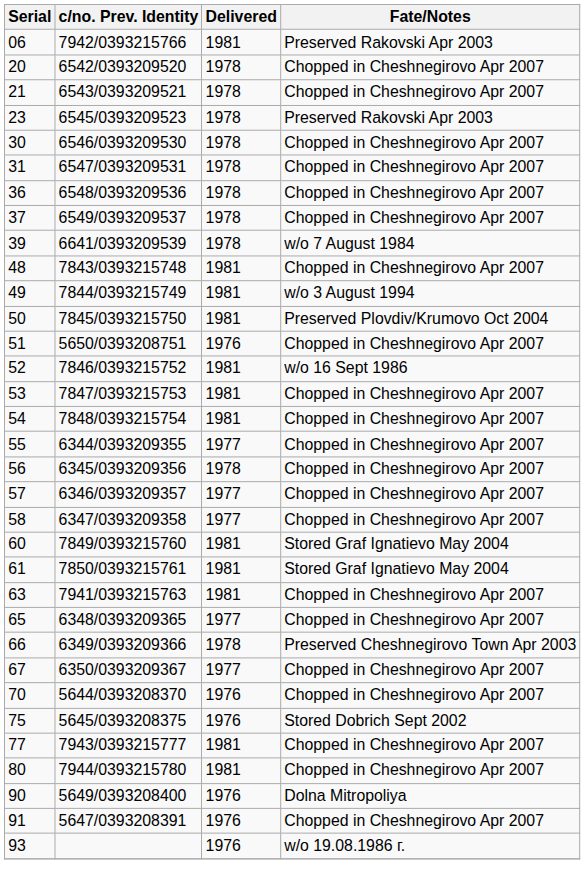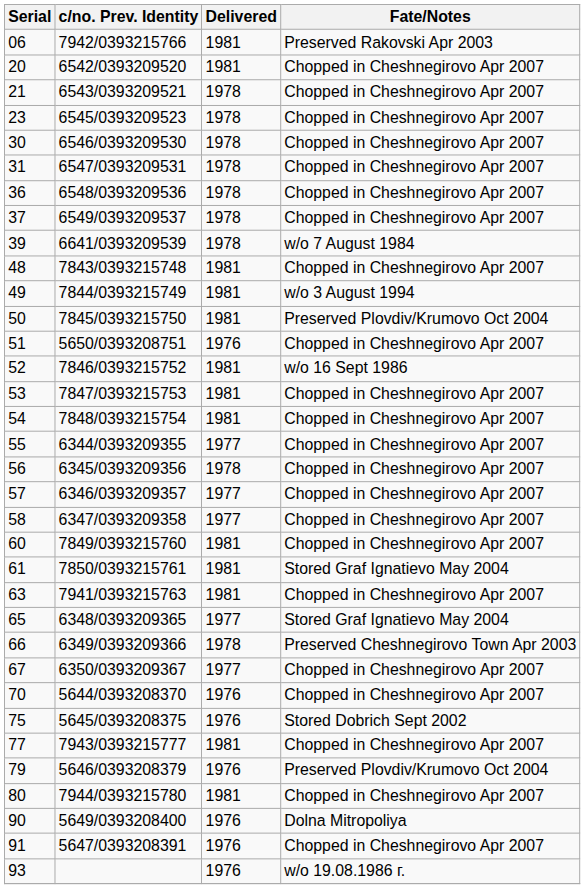(223, 67) 1978 -> (223, 67) 1981
(389, 117) Preserved Rakovski Apr 2003 -> (414, 117) Chopped in Cheshnegirovo Apr 2007
(396, 544) Stored Graf Ignatievo May 2004 -> (414, 544) Chopped in Cheshnegirovo Apr 2007
(414, 619) Chopped in Cheshnegirovo Apr 2007 -> (396, 619) Stored Graf Ignatievo May 2004
+ row: (17, 770)
